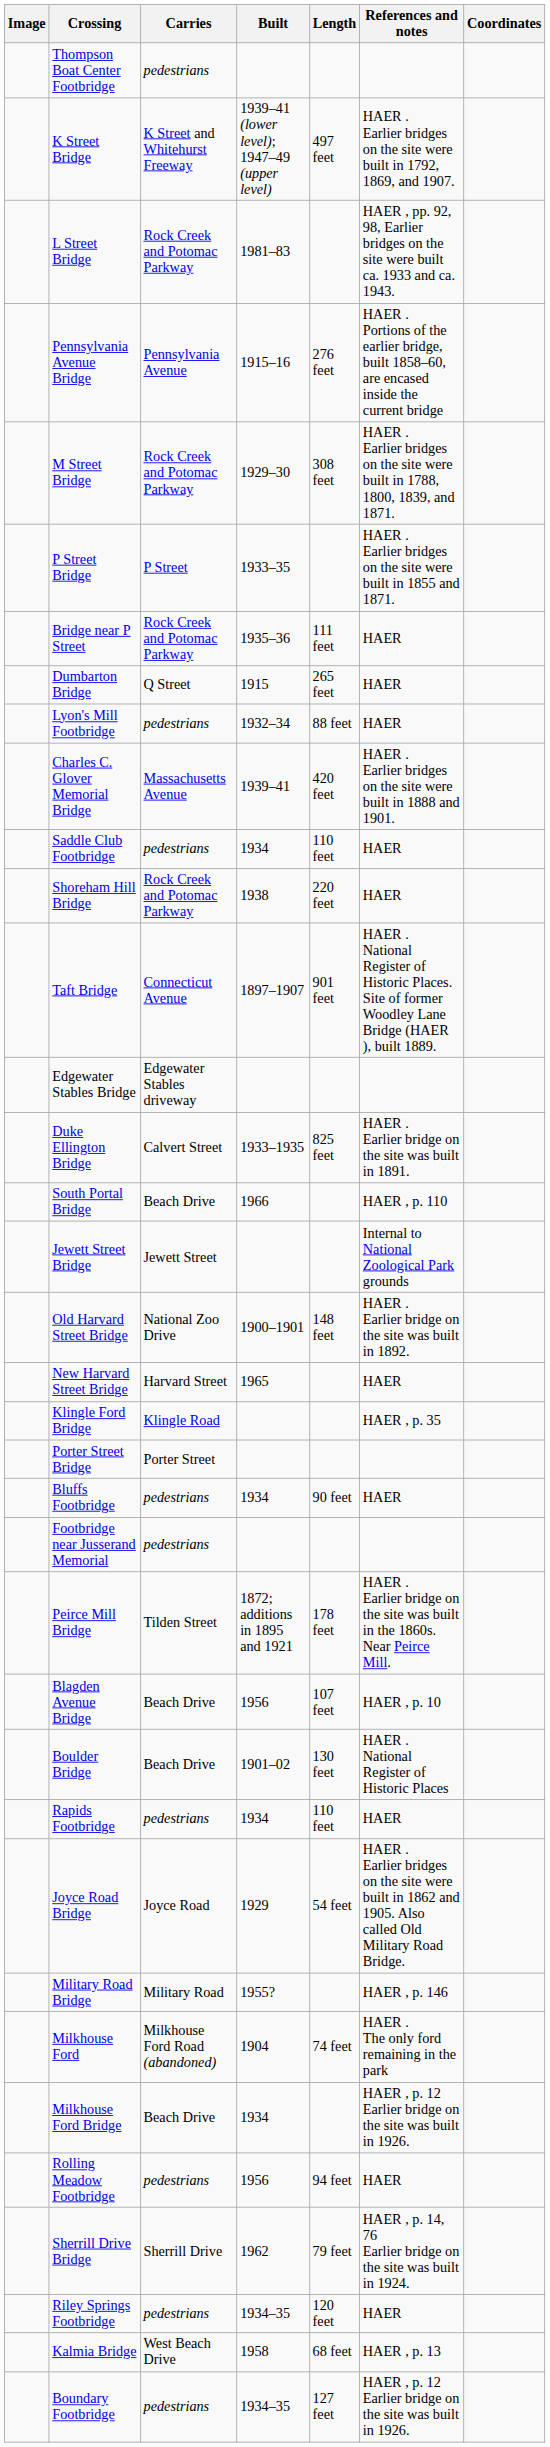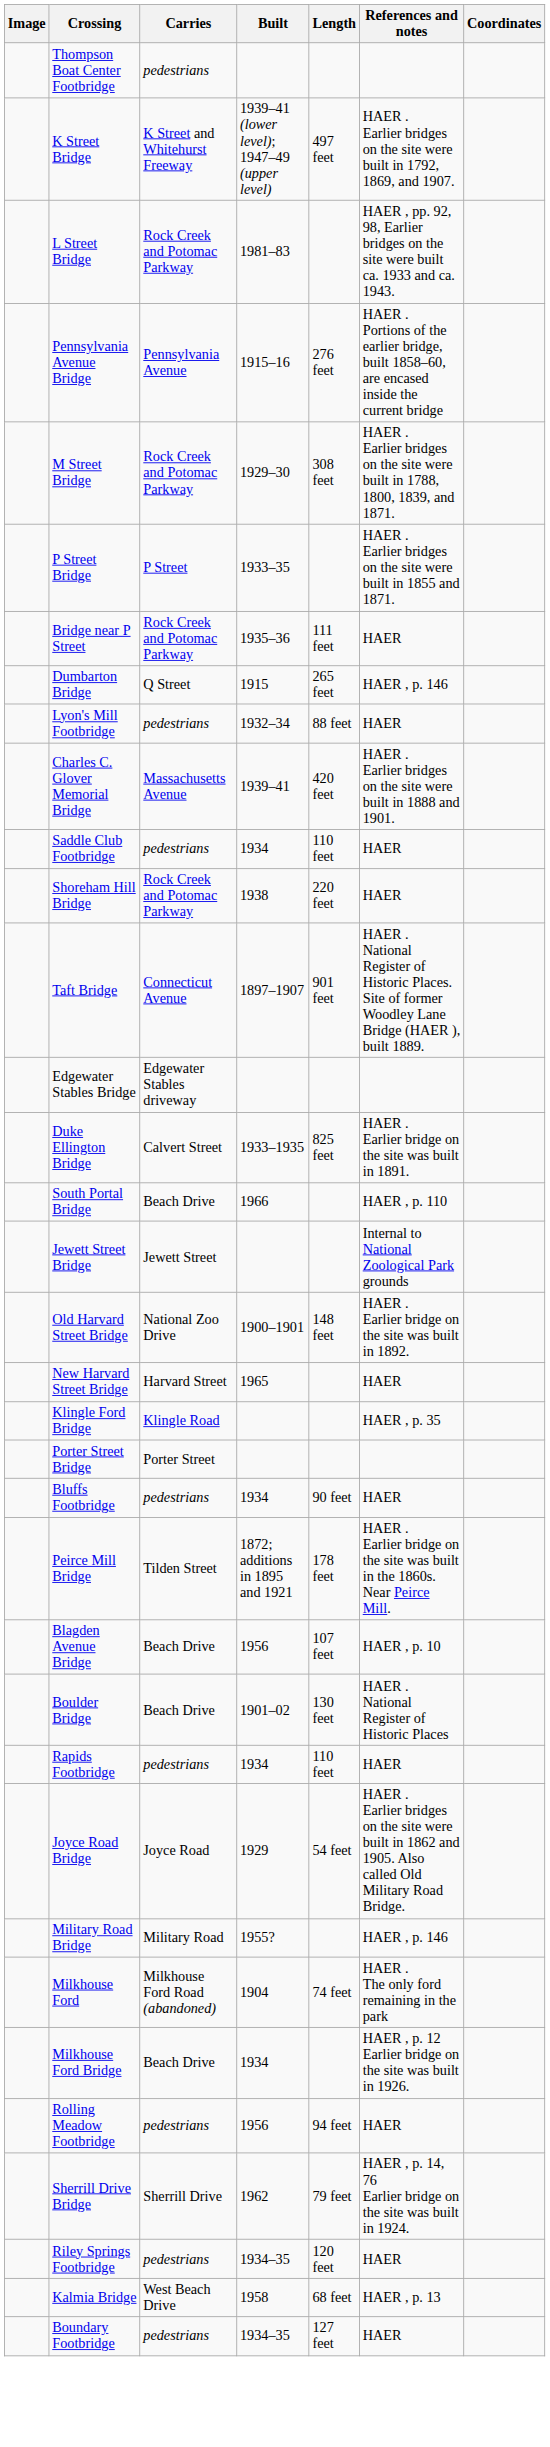(382, 685) HAER -> (405, 685) HAER , p. 146
- row: (94, 1544)
(411, 2406) HAER , p. 12 Earlier bridge on the site was built in 1926. -> (382, 2336) HAER
